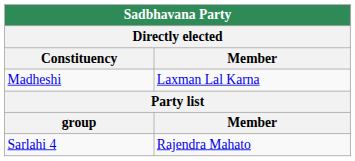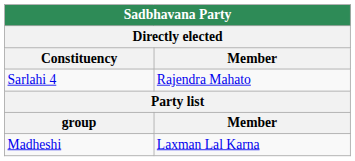rows swapped: (32, 144) <-> (34, 79)
